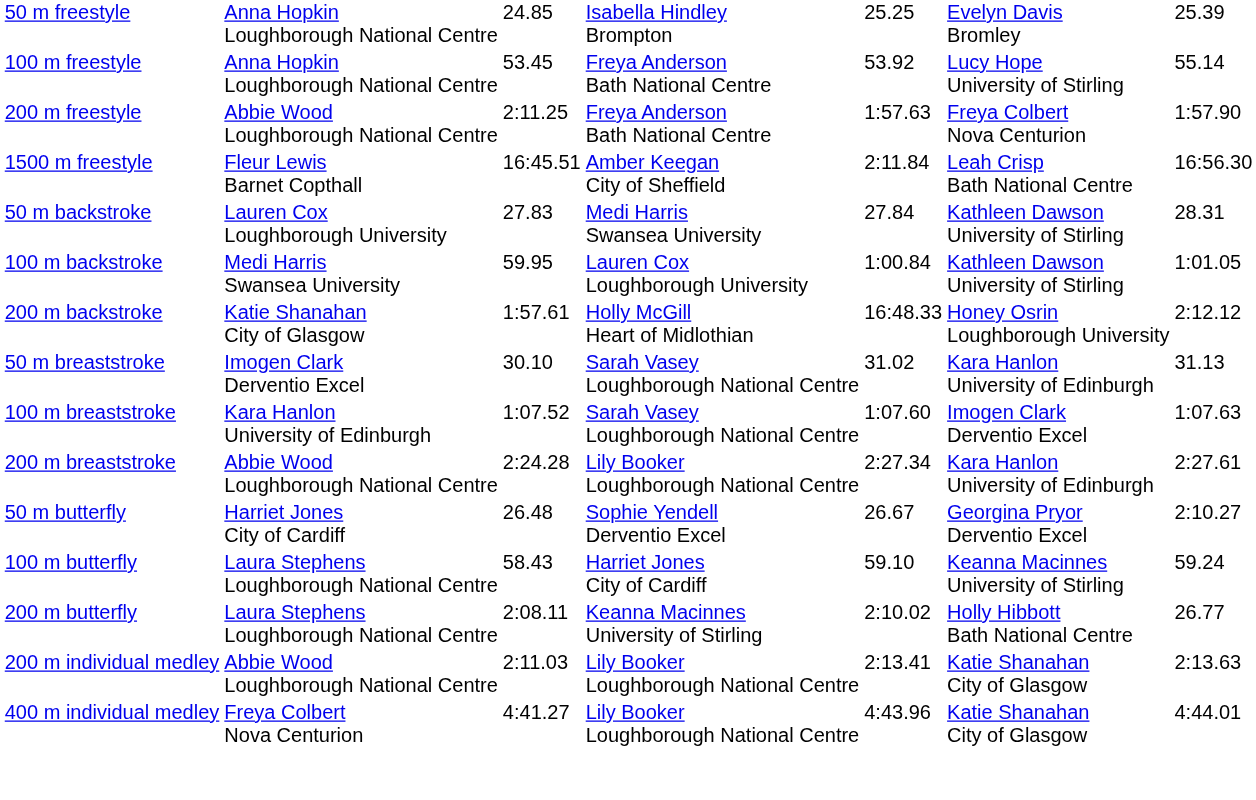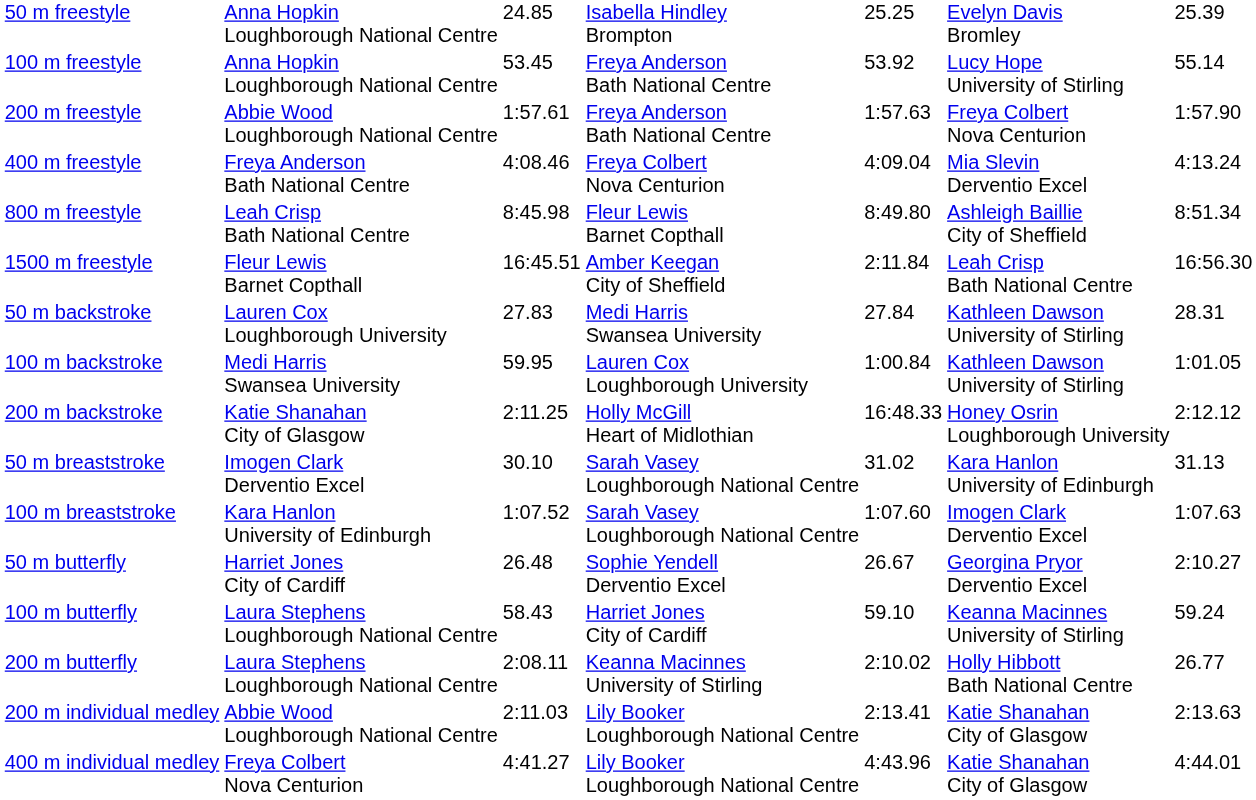(535, 112) 2:11.25 -> (536, 112) 1:57.61
+ row: (73, 162)
+ row: (73, 212)
(536, 312) 1:57.61 -> (535, 412) 2:11.25
- row: (90, 462)
